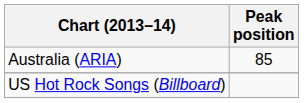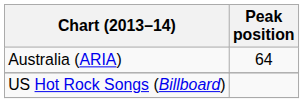(264, 60) 85 -> (264, 60) 64
